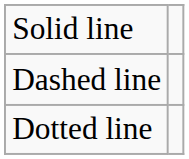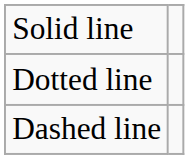rows swapped: (82, 128) <-> (87, 79)
